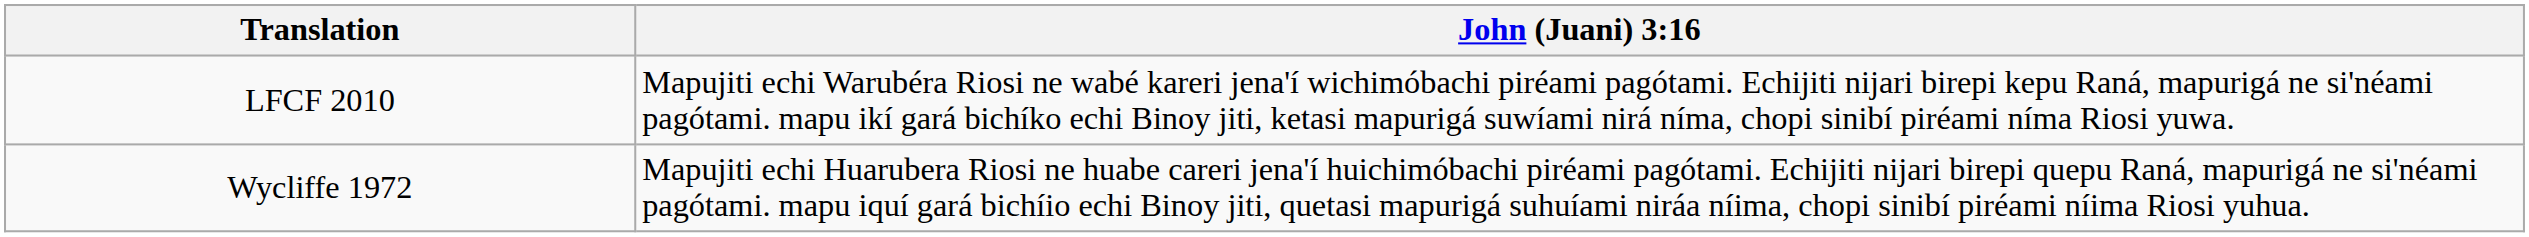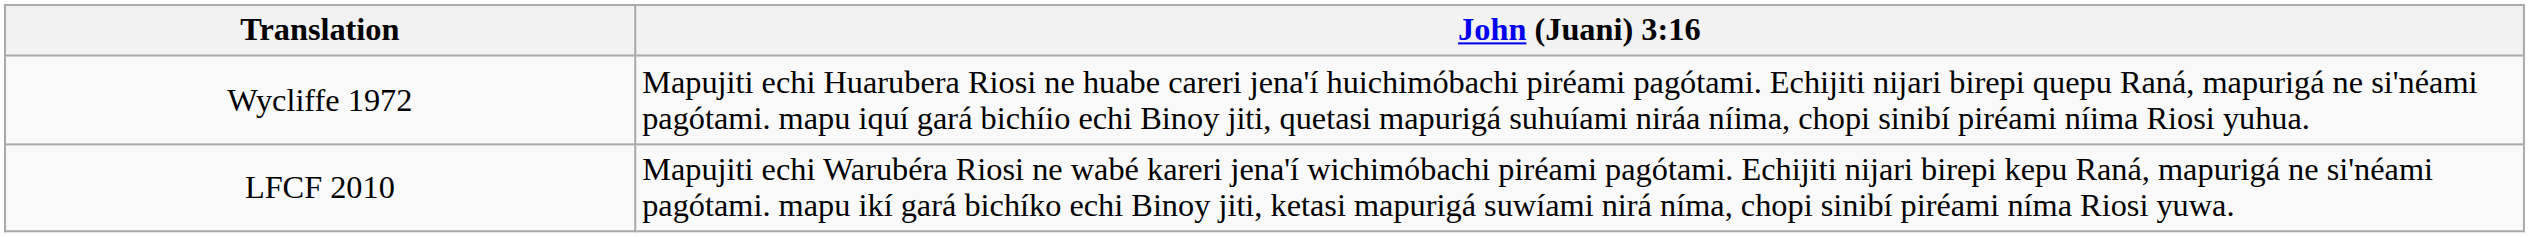rows swapped: (320, 187) <-> (320, 99)
